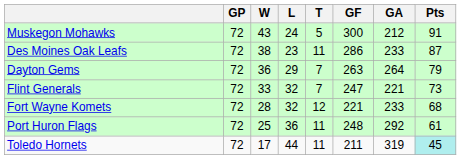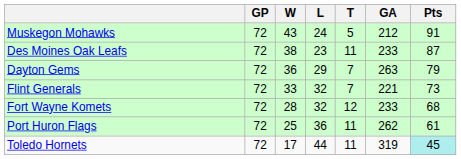- column: (353, 13)
(394, 70) 264 -> (388, 70) 263
(394, 126) 292 -> (388, 126) 262
